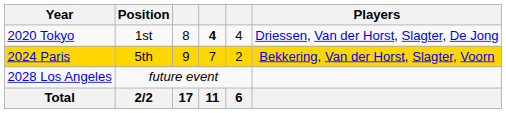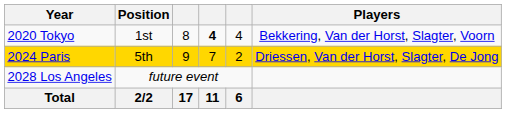(377, 35) Driessen, Van der Horst, Slagter, De Jong -> (377, 35) Bekkering, Van der Horst, Slagter, Voorn
(377, 56) Bekkering, Van der Horst, Slagter, Voorn -> (377, 56) Driessen, Van der Horst, Slagter, De Jong
